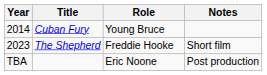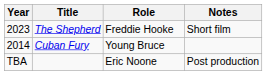rows swapped: (62, 29) <-> (68, 45)
